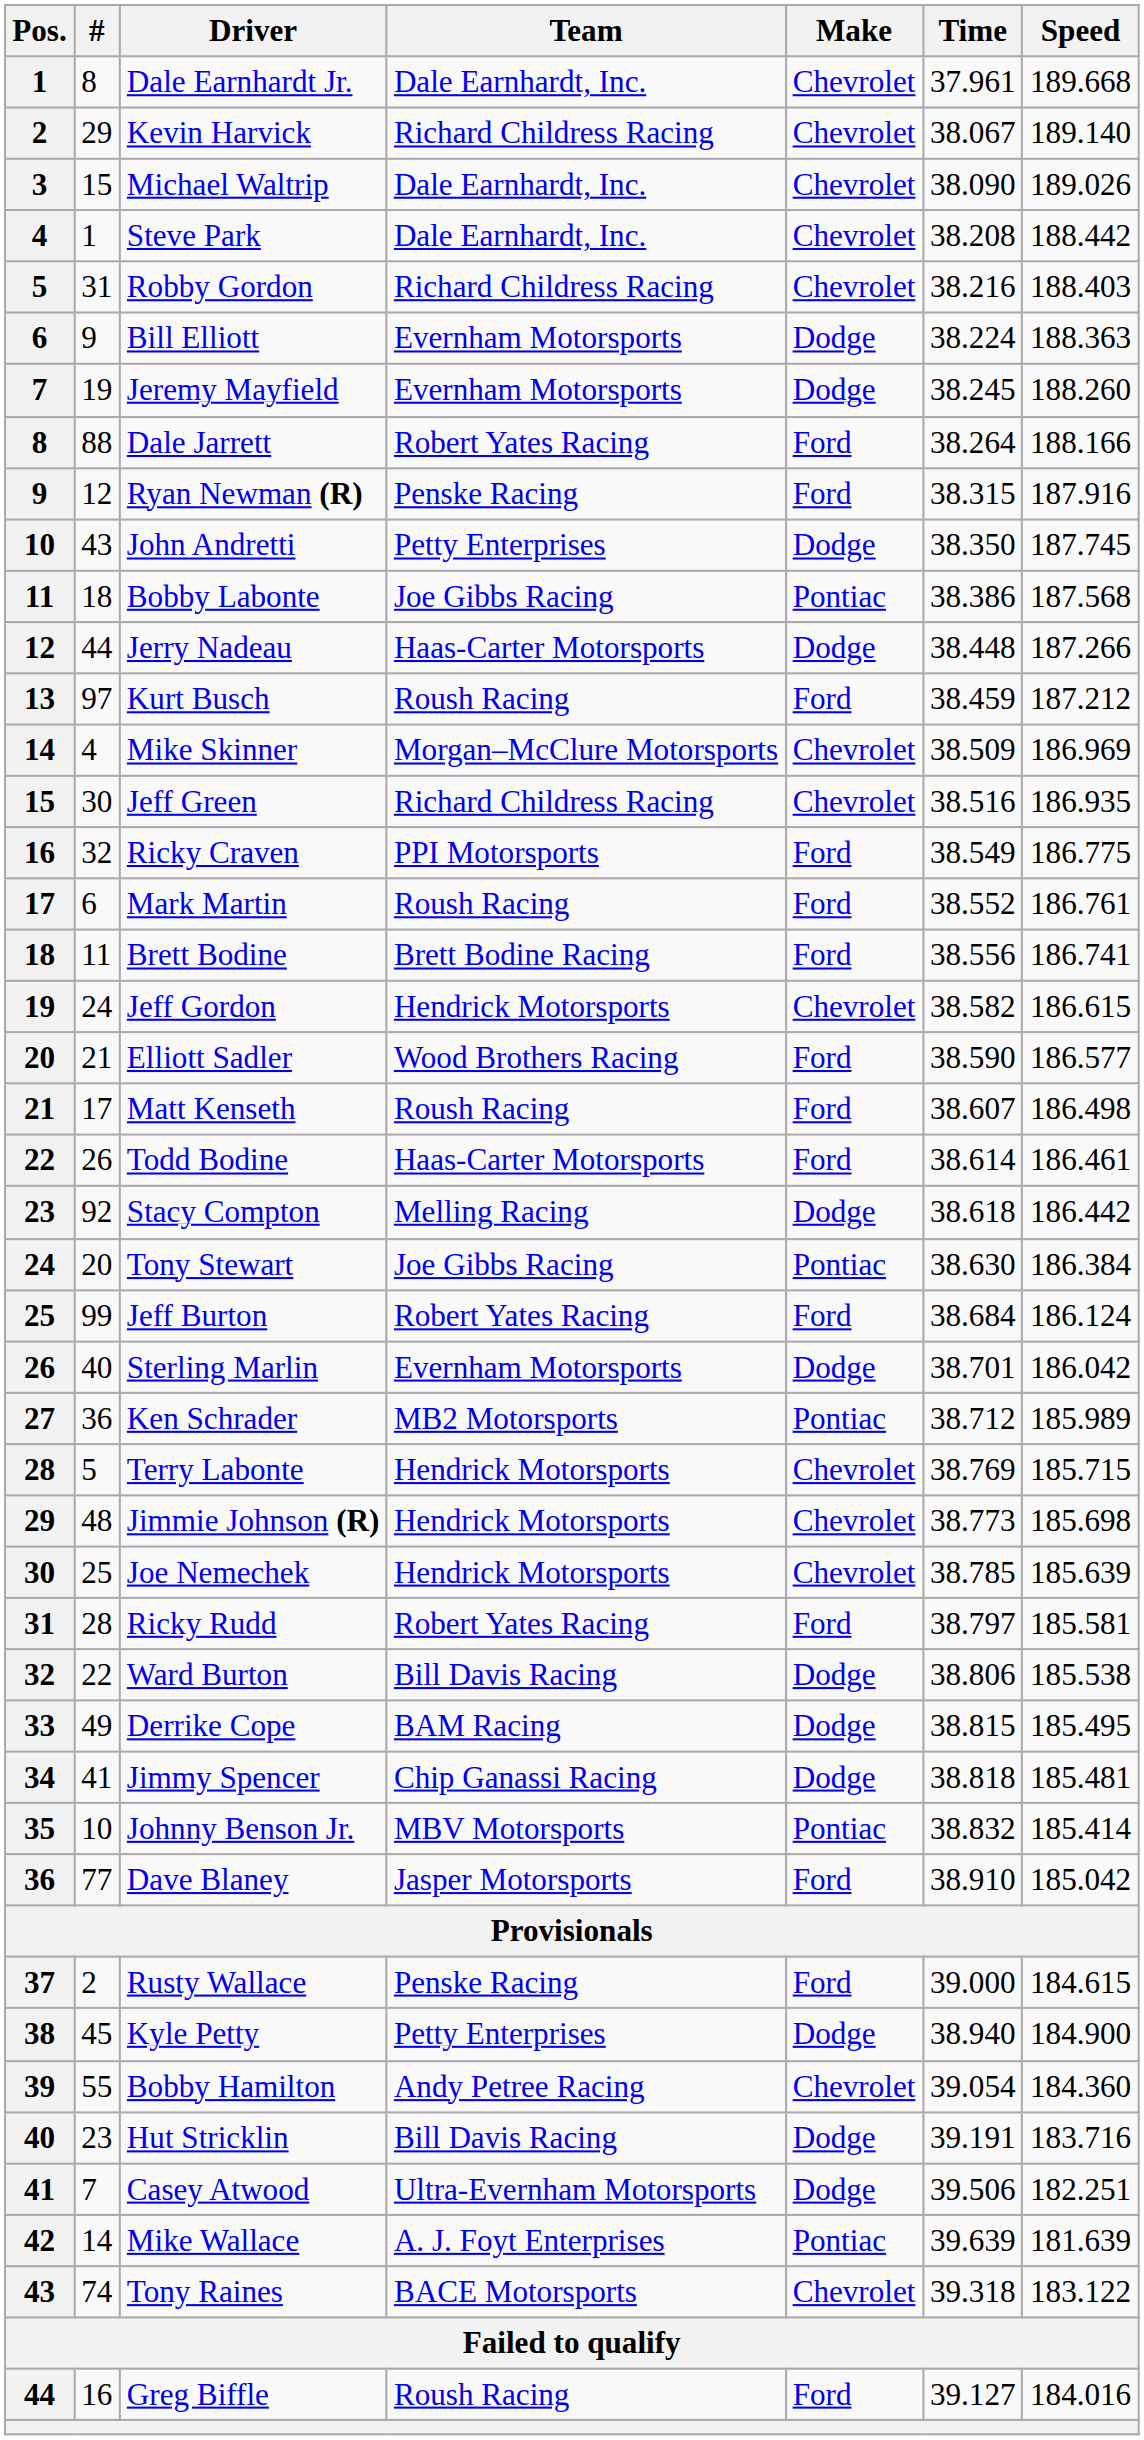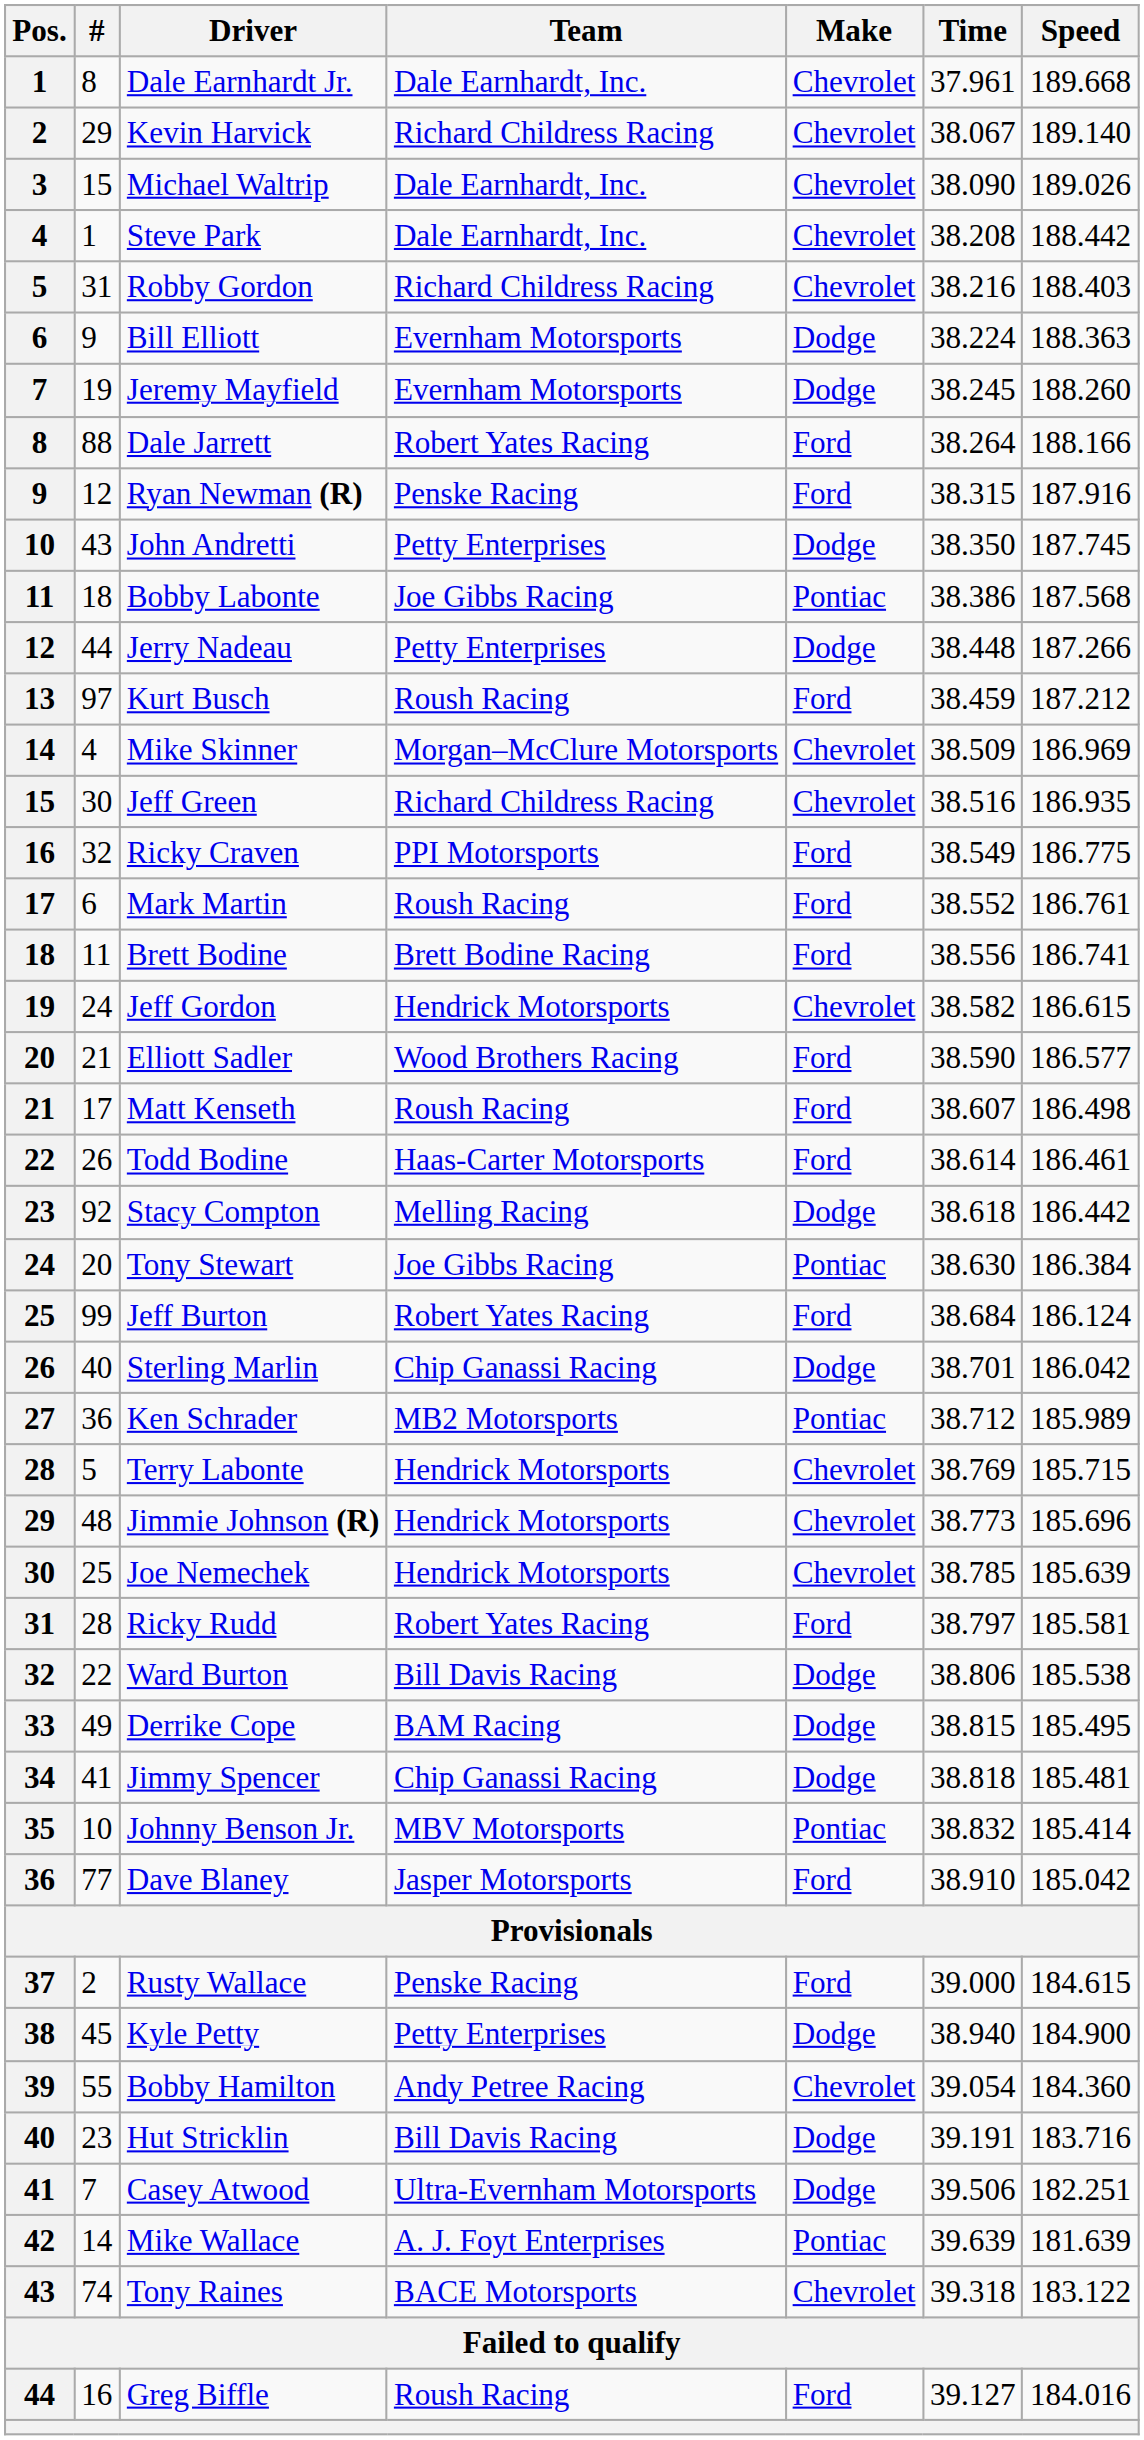(549, 646) Haas-Carter Motorsports -> (500, 646) Petty Enterprises
(538, 1366) Evernham Motorsports -> (525, 1366) Chip Ganassi Racing
(1081, 1520) 185.698 -> (1081, 1520) 185.696
